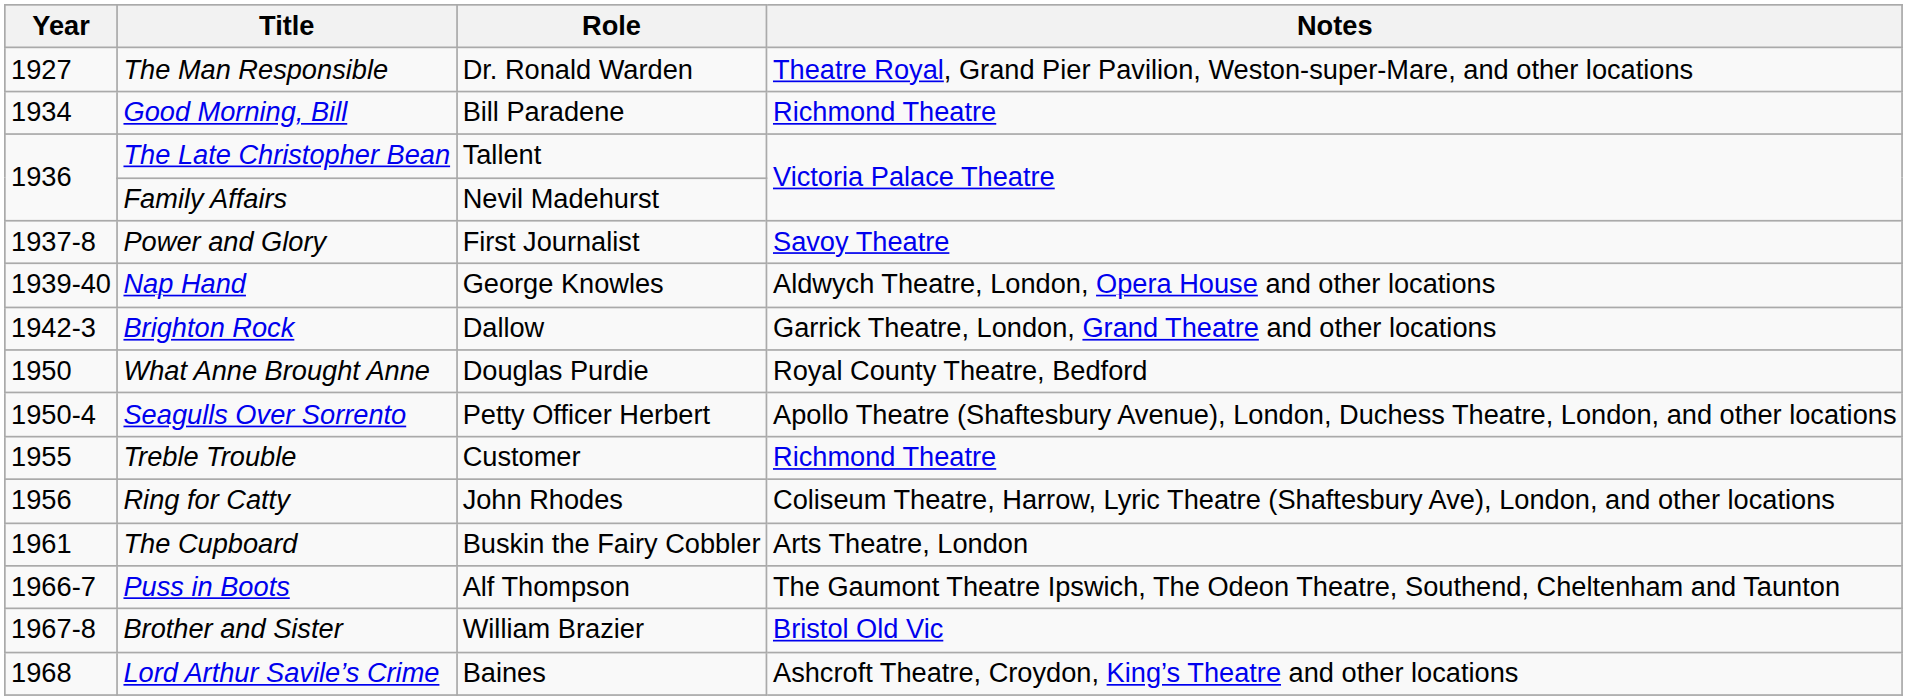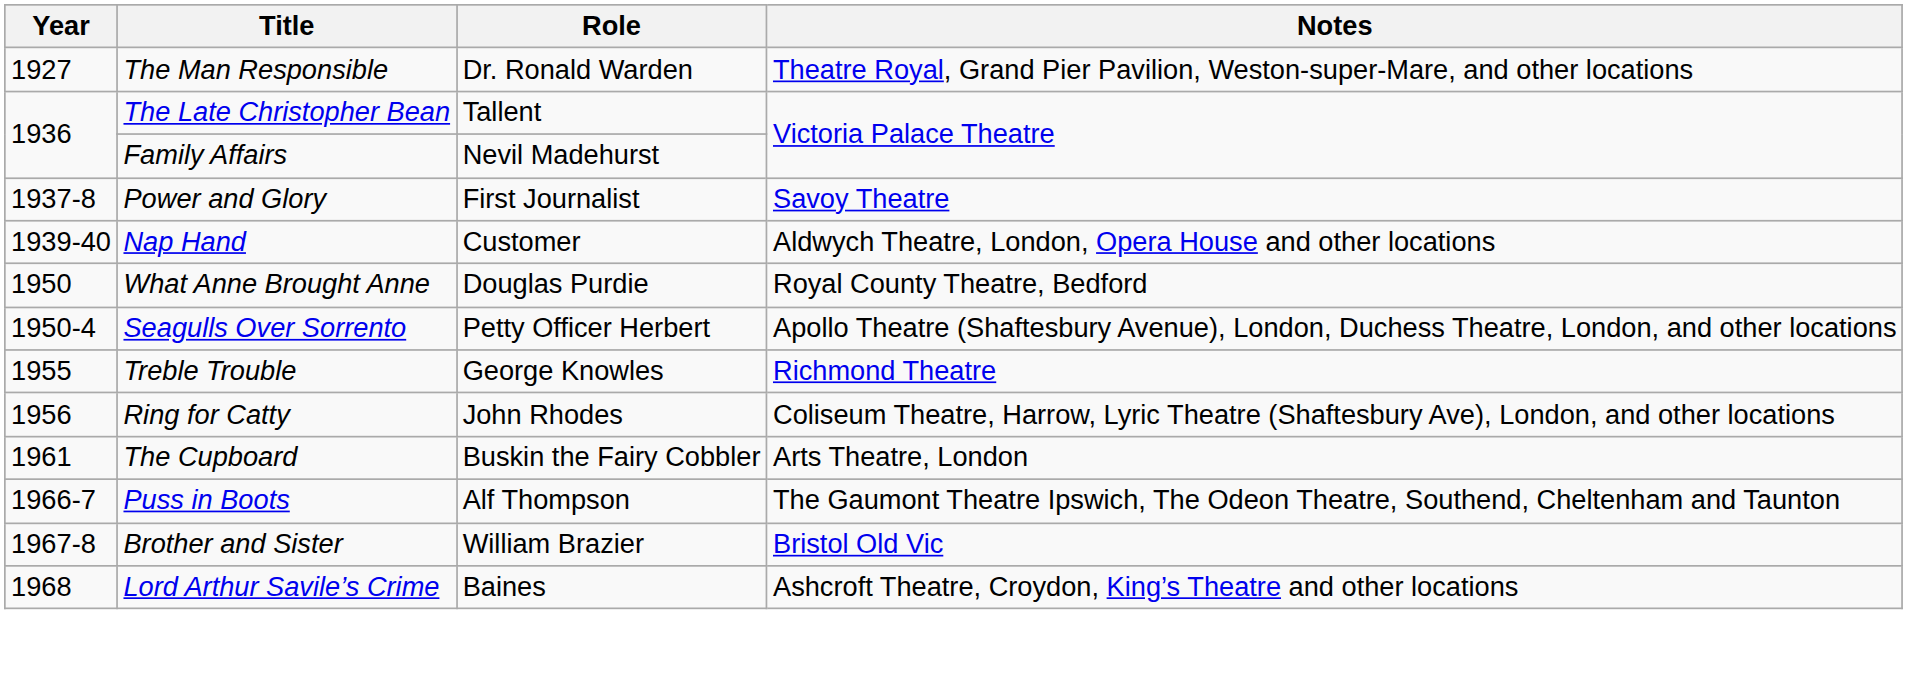- row: (235, 112)
(563, 284) George Knowles -> (522, 241) Customer
- row: (209, 328)
(522, 457) Customer -> (563, 371) George Knowles
